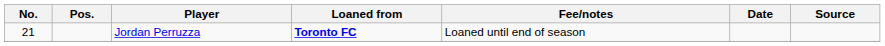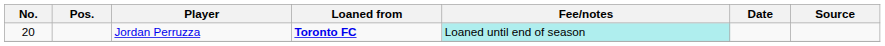(28, 32) 21 -> (28, 32) 20
(515, 32) no background -> (515, 32) paleturquoise background
